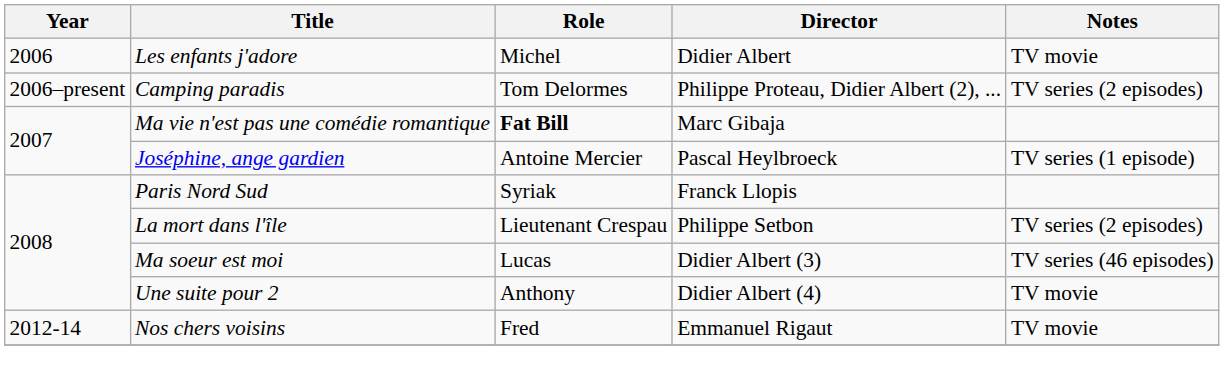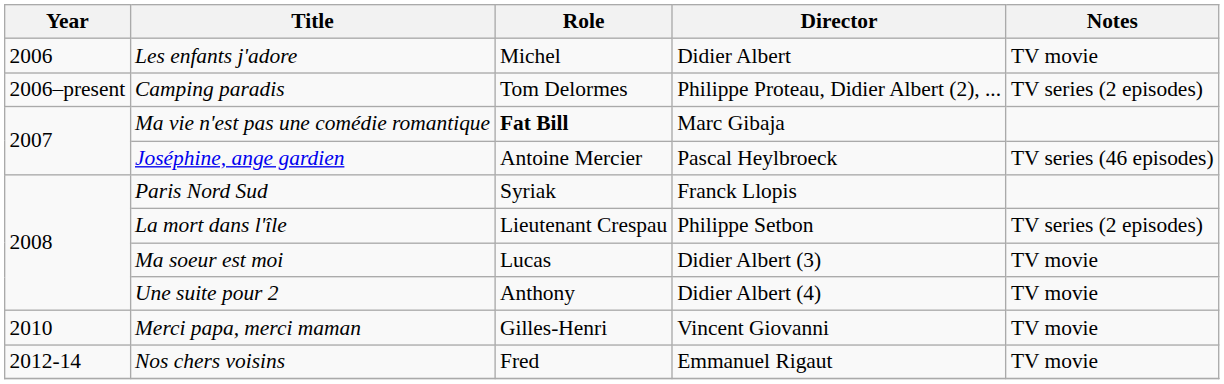(1103, 157) TV series (1 episode) -> (1112, 157) TV series (46 episodes)
(1112, 259) TV series (46 episodes) -> (1055, 259) TV movie
+ row: (248, 327)
